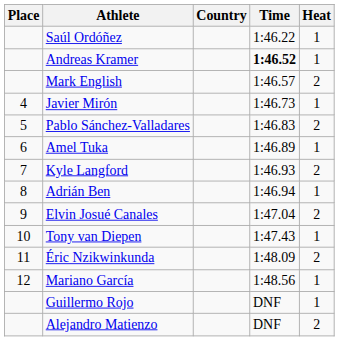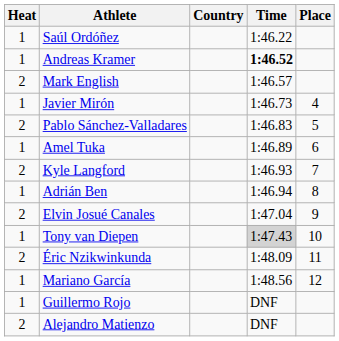columns swapped: (23, 15) <-> (317, 15)
(274, 236) no background -> (271, 236) lightgrey background
